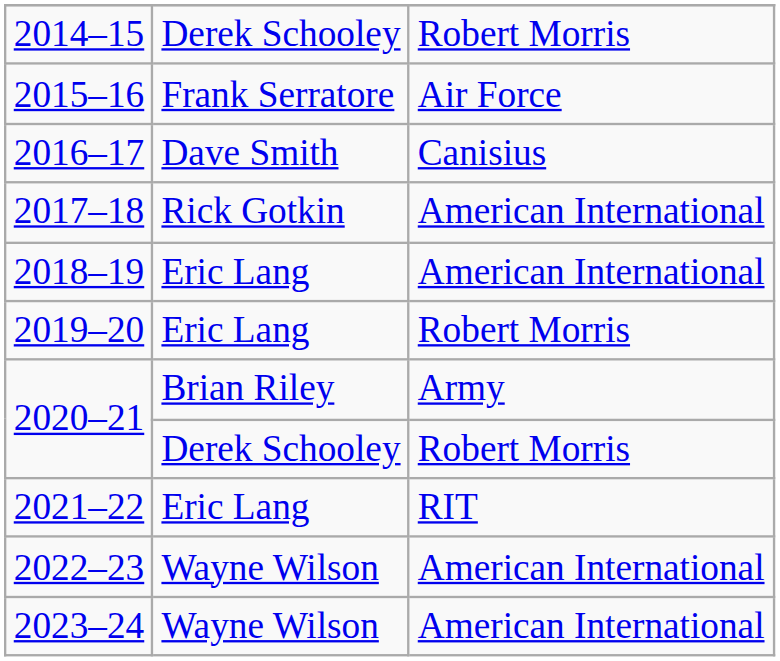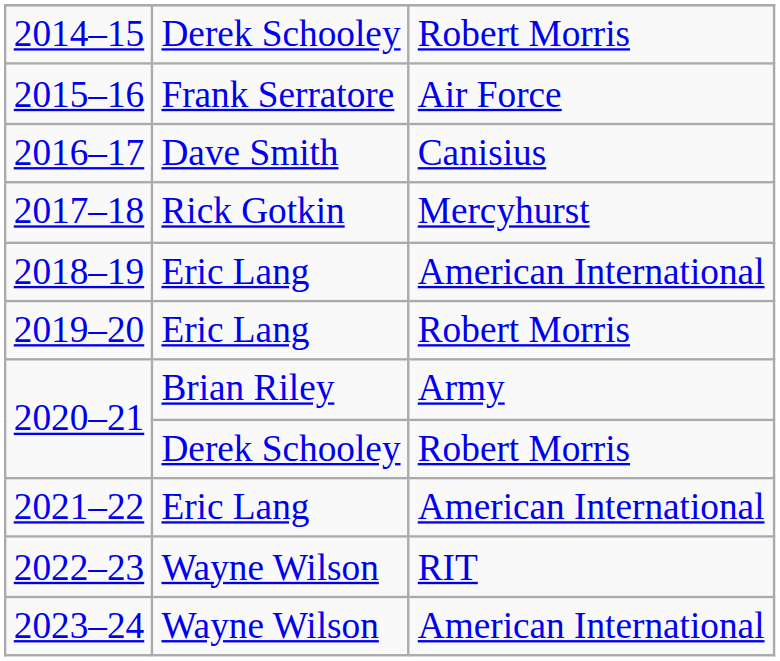(591, 211) American International -> (504, 211) Mercyhurst
(448, 507) RIT -> (591, 507) American International
(591, 566) American International -> (448, 566) RIT
